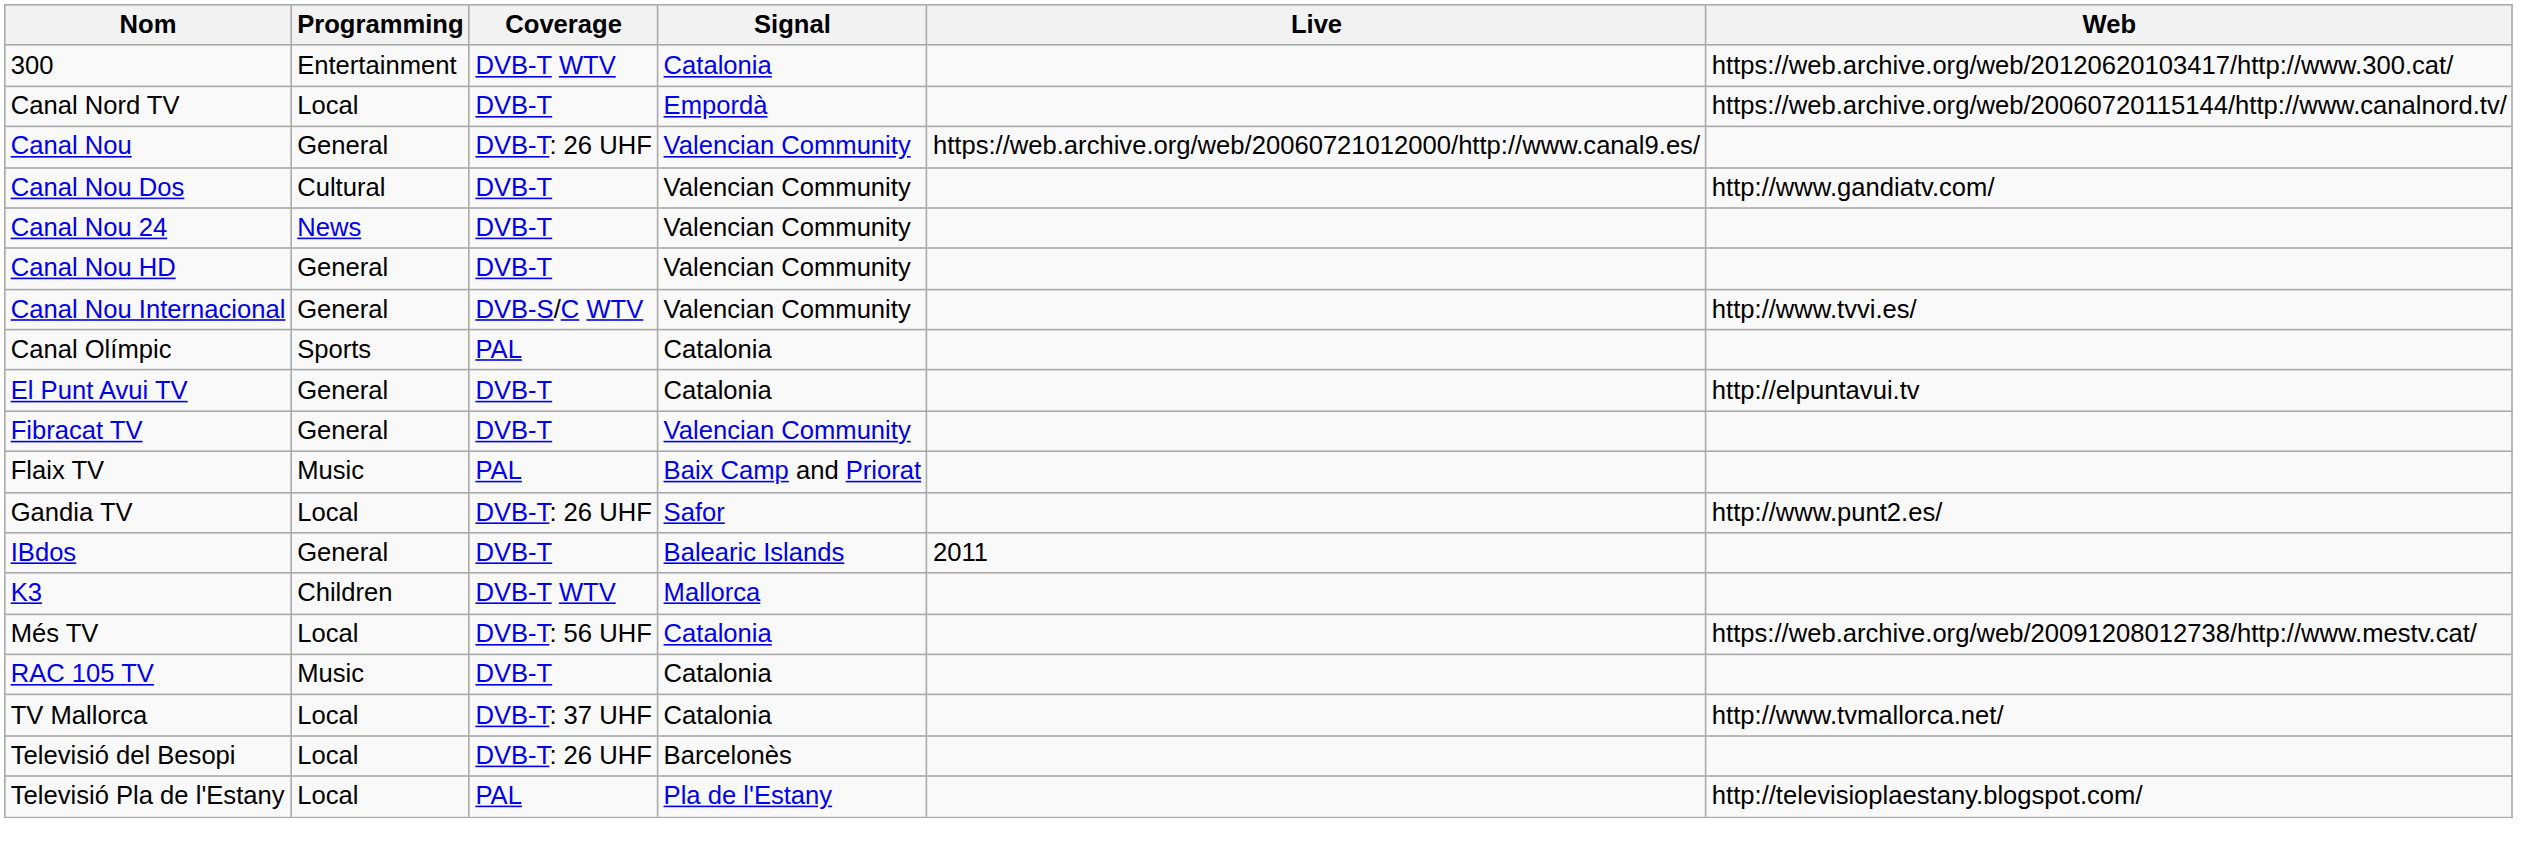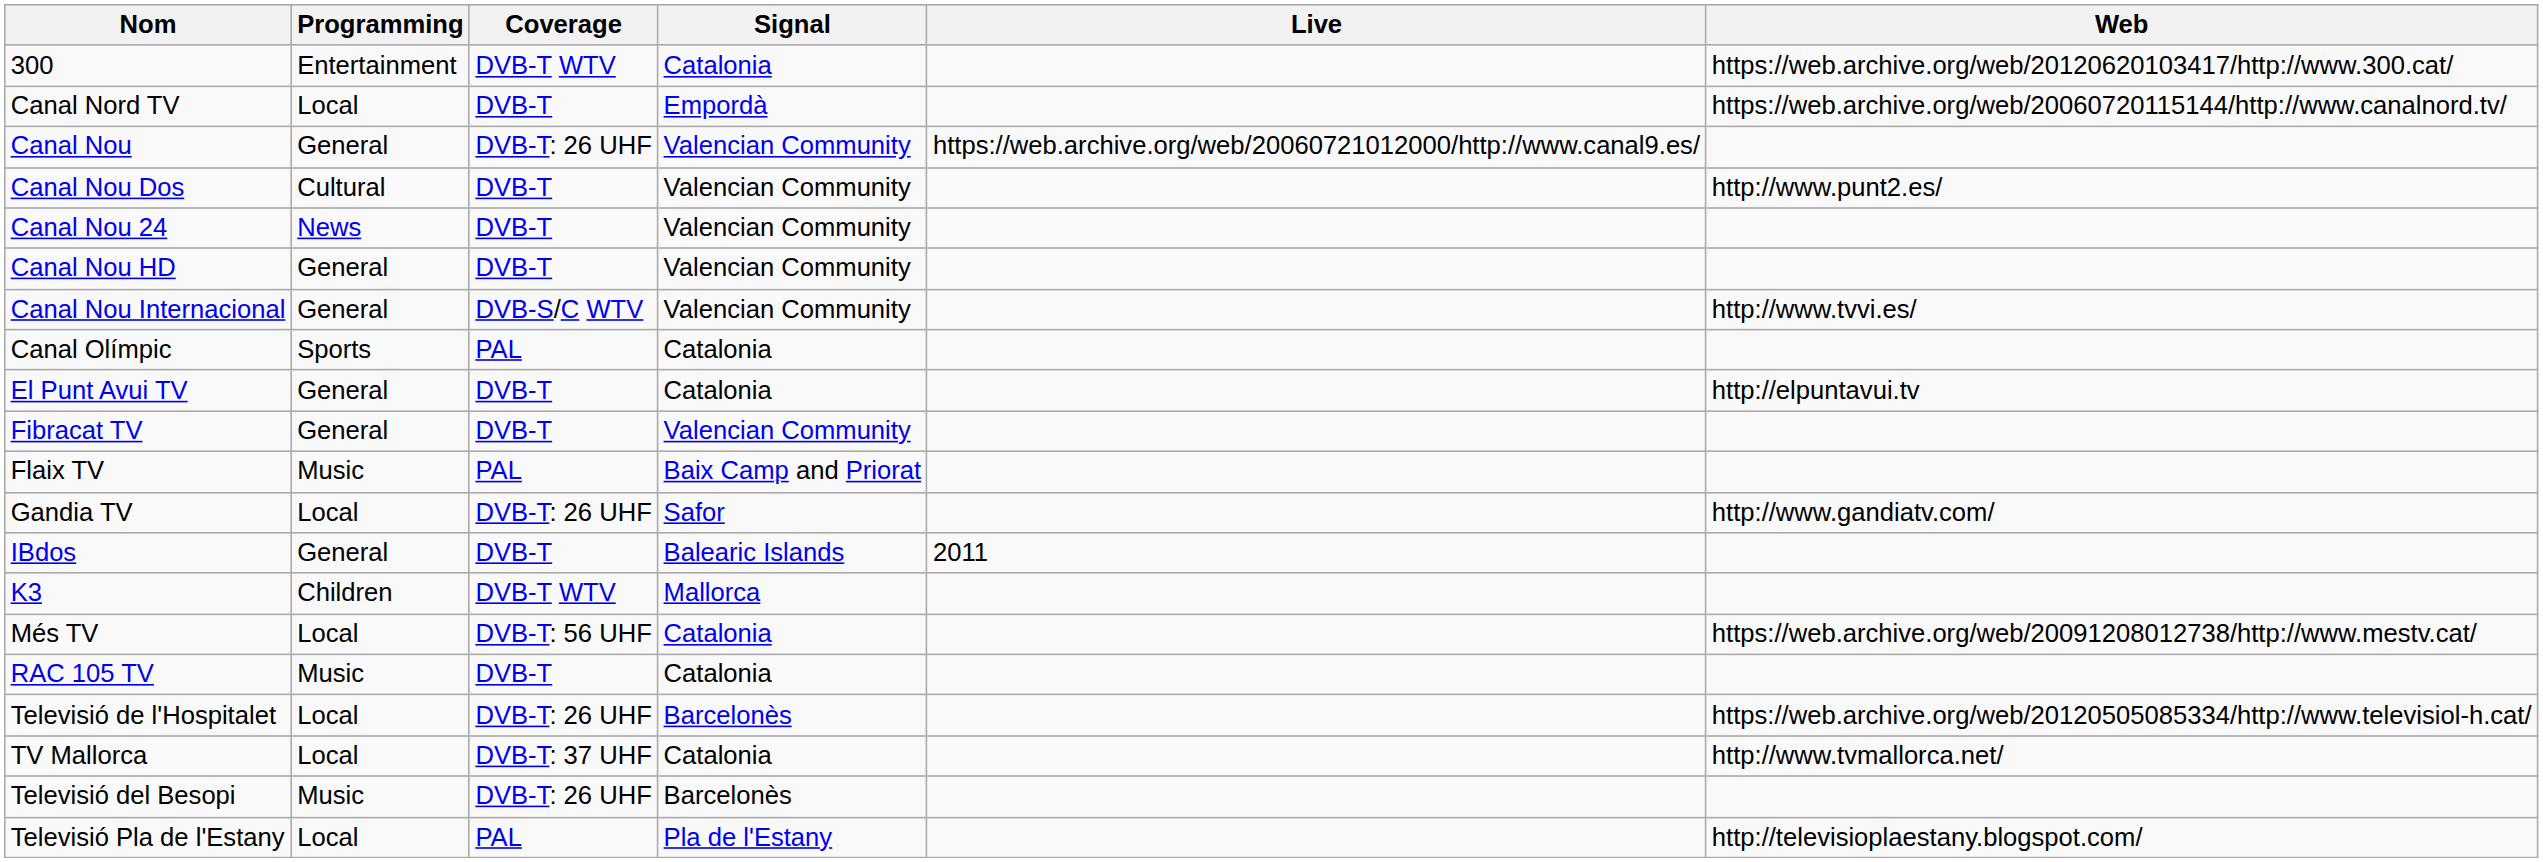(1853, 187) http://www.gandiatv.com/ -> (1827, 187) http://www.punt2.es/
(1827, 512) http://www.punt2.es/ -> (1853, 512) http://www.gandiatv.com/
+ row: (143, 715)
(328, 755) Local -> (331, 796) Music
